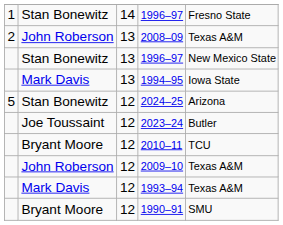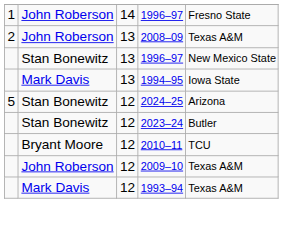(65, 15) Stan Bonewitz -> (68, 15) John Roberson
(63, 123) Joe Toussaint -> (65, 123) Stan Bonewitz
- row: (11, 209)
